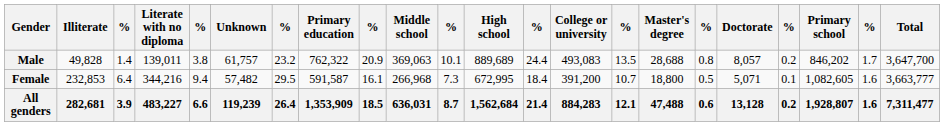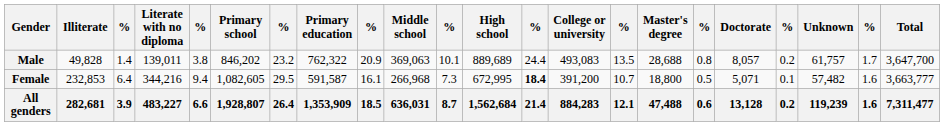columns swapped: (829, 27) <-> (241, 27)
(537, 79) normal -> (535, 79) bold
